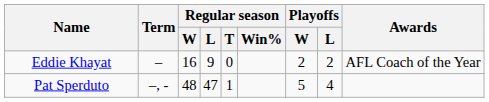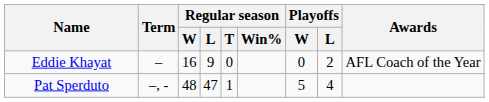(301, 62) 2 -> (301, 62) 0
